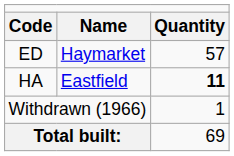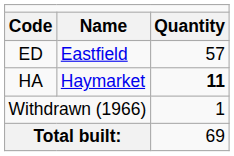(103, 54) Haymarket -> (94, 54) Eastfield
(94, 81) Eastfield -> (103, 81) Haymarket
